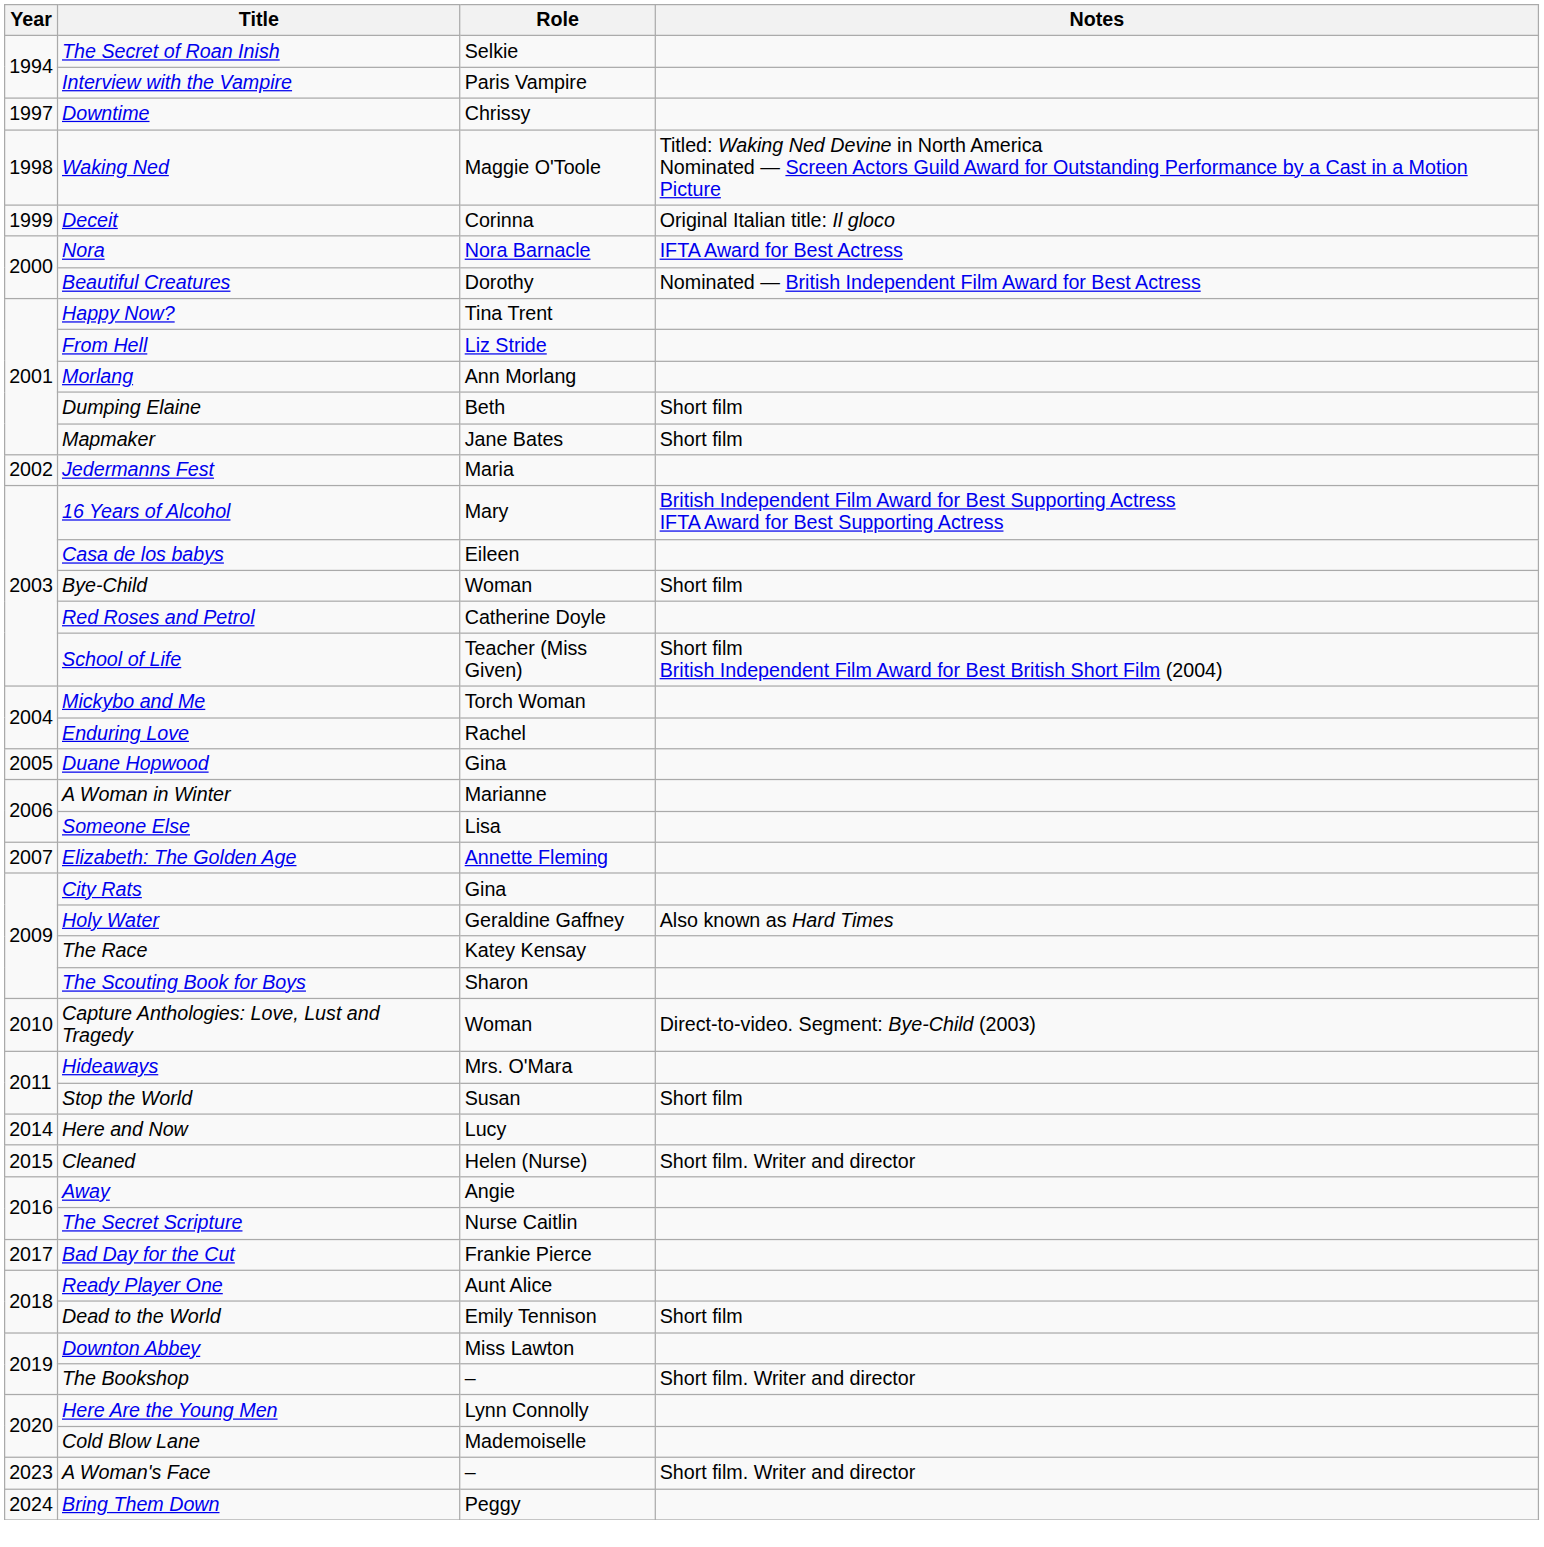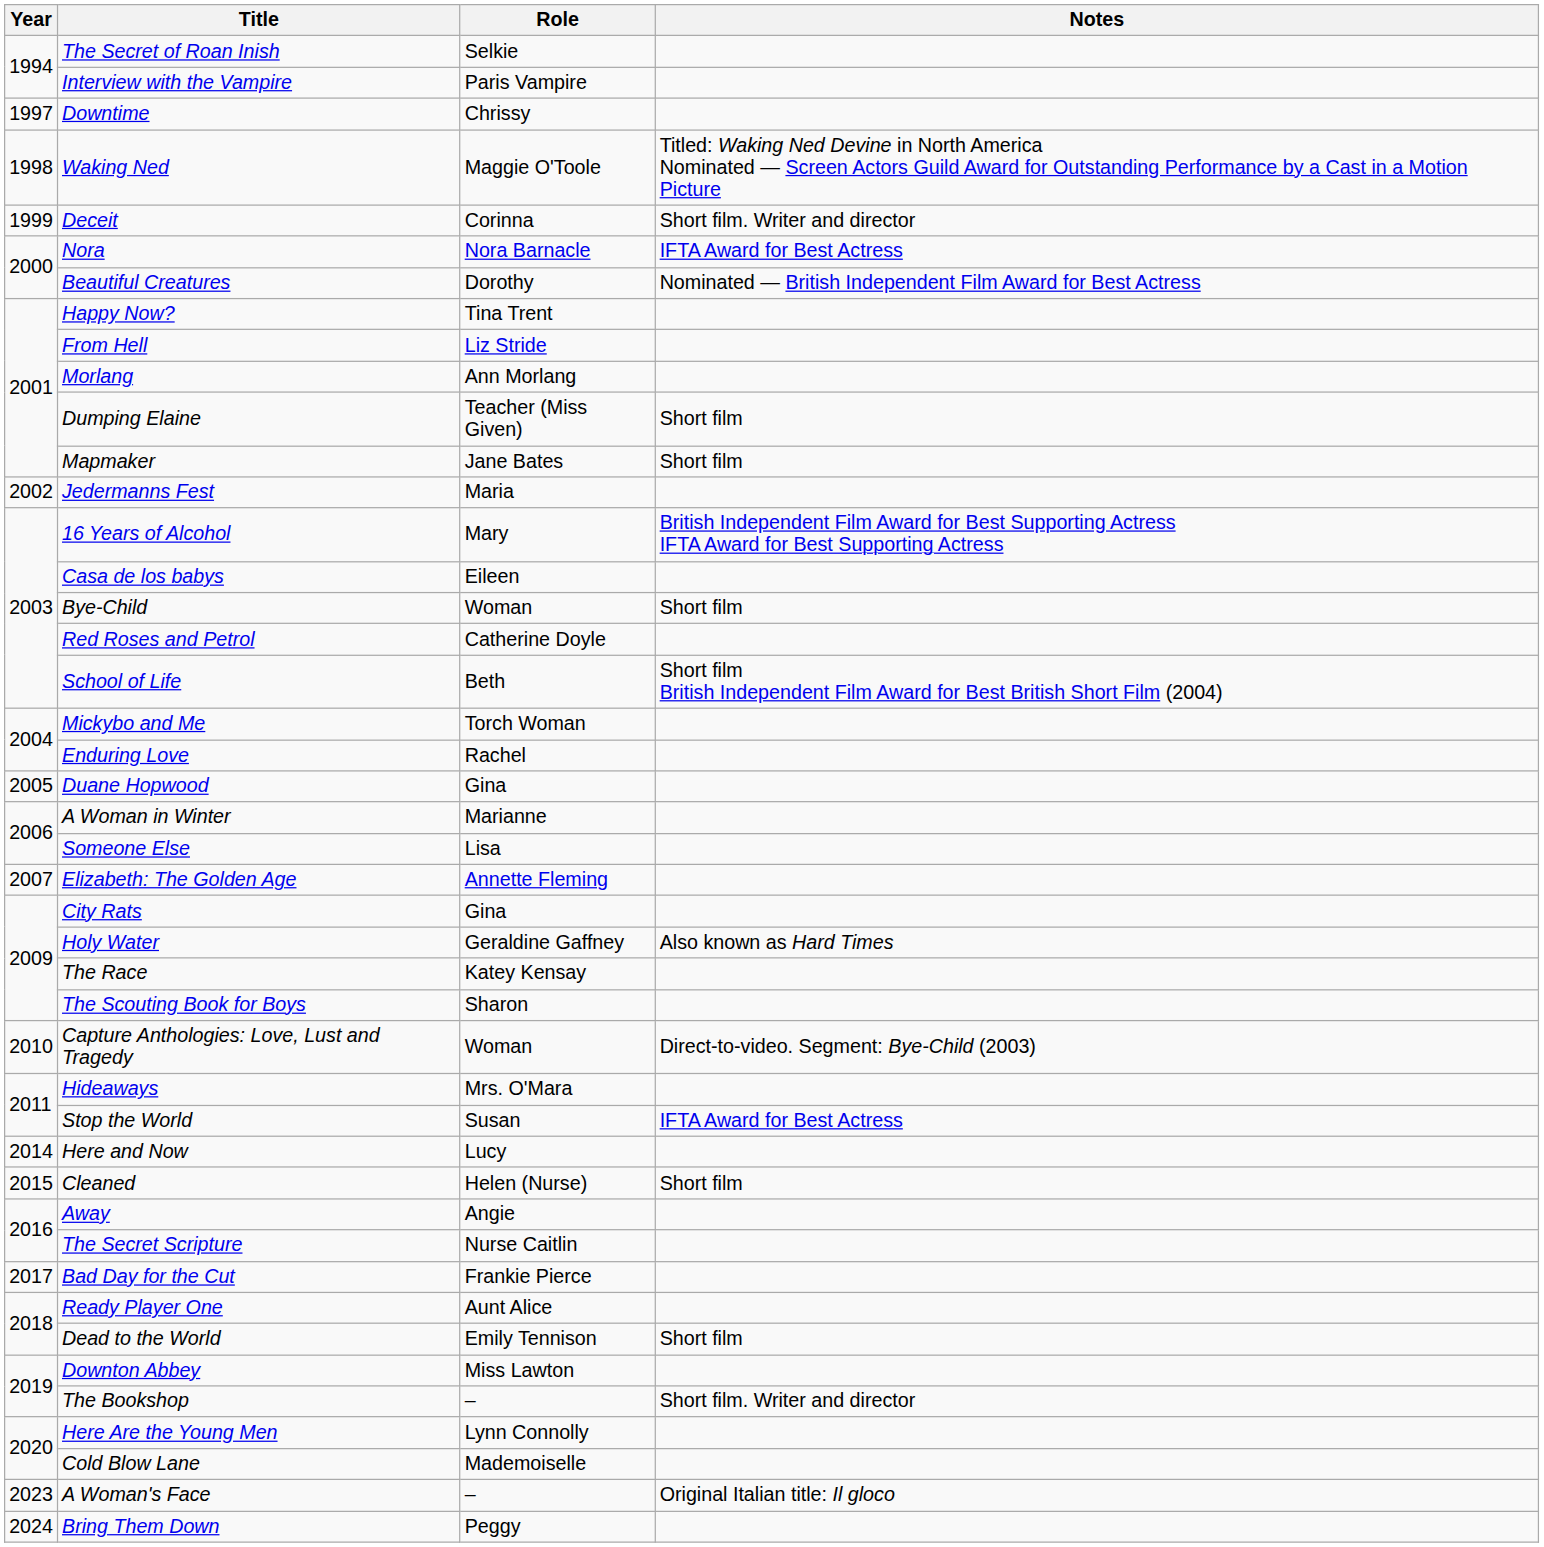(777, 220) Original Italian title: Il gloco -> (787, 220) Short film. Writer and director
(485, 407) Beth -> (526, 418) Teacher (Miss Given)
(526, 659) Teacher (Miss Given) -> (485, 681) Beth
(701, 1098) Short film -> (781, 1120) IFTA Award for Best Actress
(787, 1160) Short film. Writer and director -> (701, 1182) Short film
(787, 1472) Short film. Writer and director -> (777, 1495) Original Italian title: Il gloco
